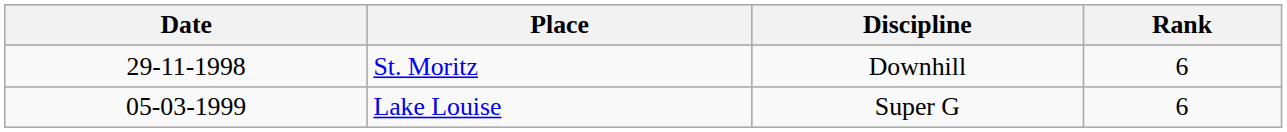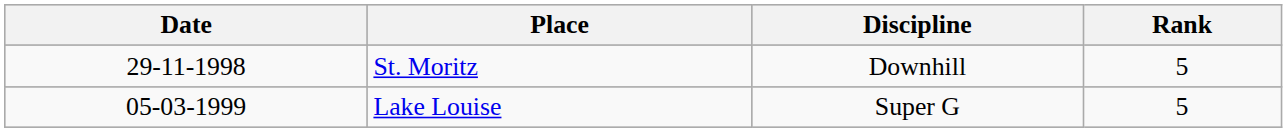(1182, 65) 6 -> (1182, 65) 5
(1182, 106) 6 -> (1182, 106) 5
